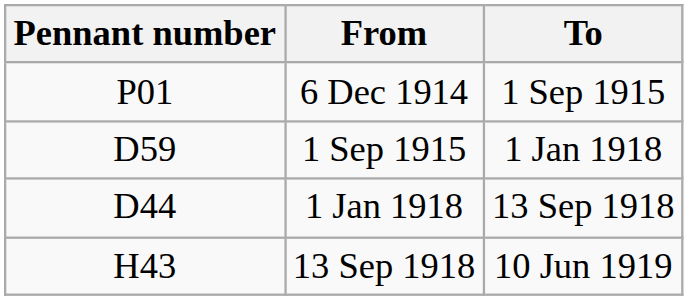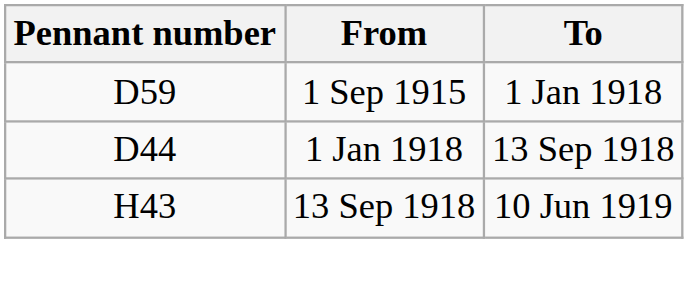- row: (384, 91)
